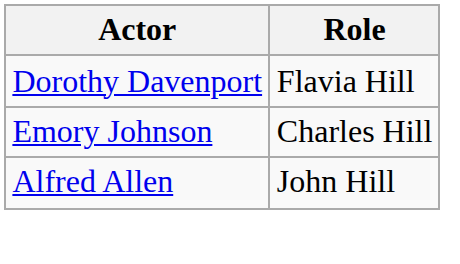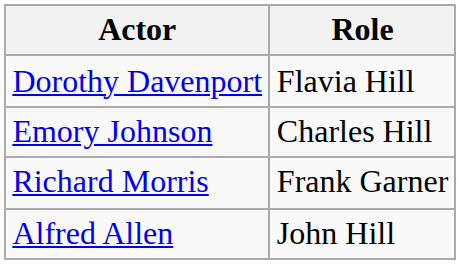+ row: (111, 182)
